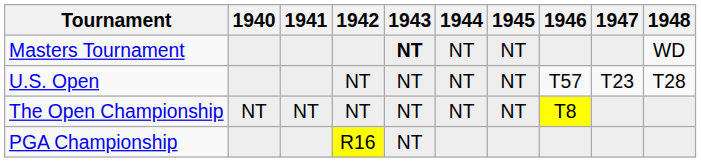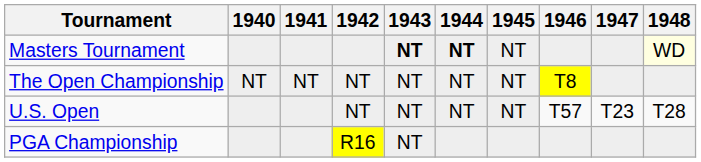(462, 51) normal -> (462, 51) bold
(669, 51) no background -> (669, 51) lightyellow background
rows swapped: (54, 81) <-> (116, 112)
